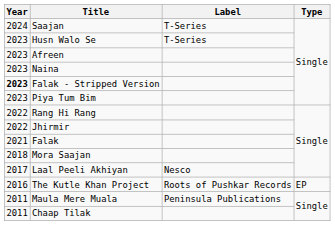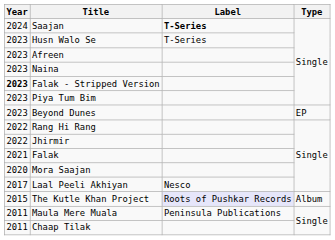(185, 26) normal -> (185, 26) bold
+ row: (64, 112)
(17, 156) 2018 -> (17, 170) 2020
(17, 184) 2016 -> (17, 199) 2015
(228, 184) no background -> (228, 199) lavender background
(301, 184) EP -> (309, 199) Album
